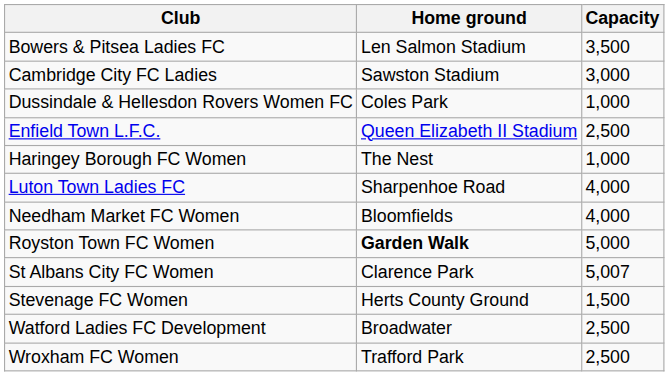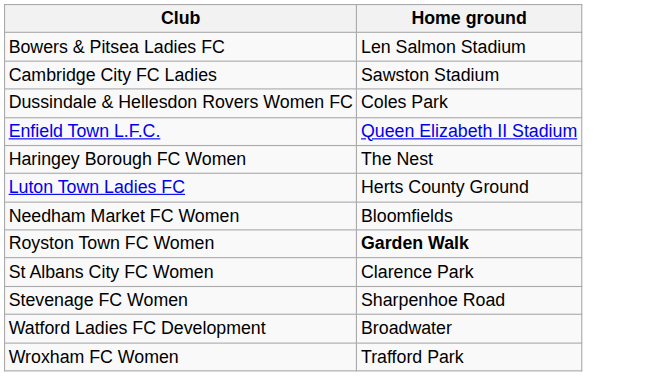- column: (622, 18)
(433, 187) Sharpenhoe Road -> (445, 187) Herts County Ground
(445, 300) Herts County Ground -> (433, 300) Sharpenhoe Road
